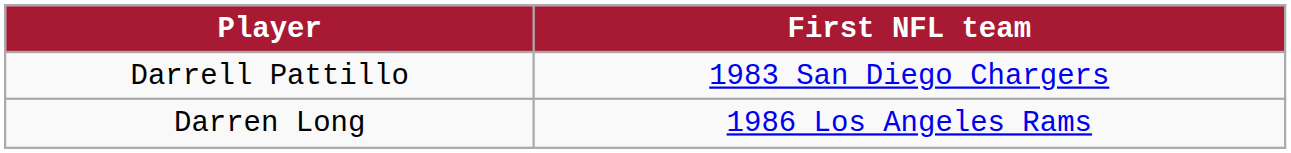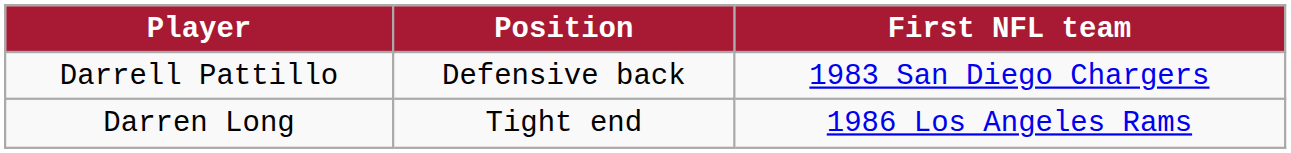+ column: (564, 29)
